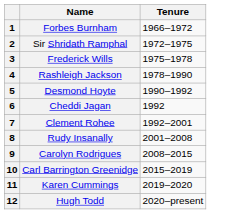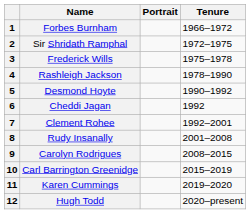+ column: (160, 12)
